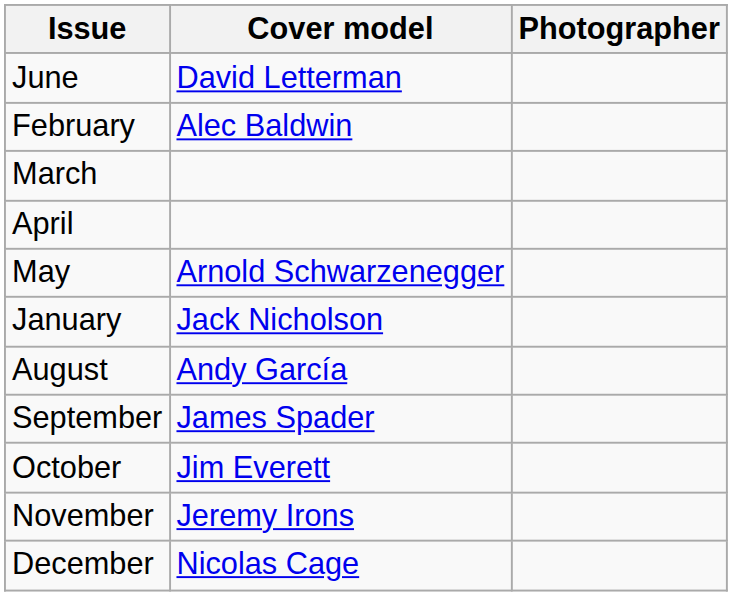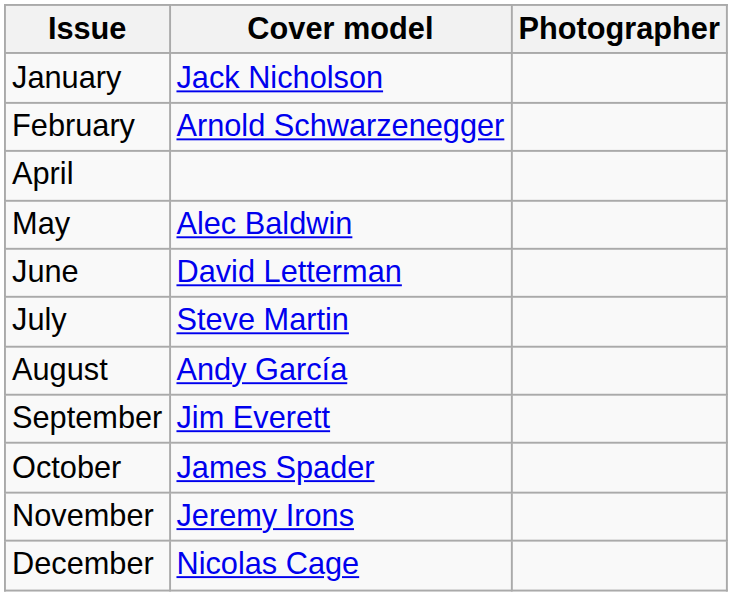rows swapped: (67, 321) <-> (45, 77)
(264, 126) Alec Baldwin -> (340, 126) Arnold Schwarzenegger
- row: (55, 175)
(340, 272) Arnold Schwarzenegger -> (264, 223) Alec Baldwin
+ row: (39, 321)
(276, 418) James Spader -> (253, 418) Jim Everett
(253, 467) Jim Everett -> (276, 467) James Spader
